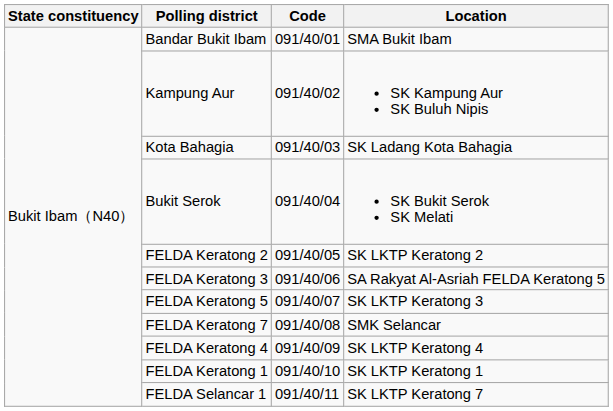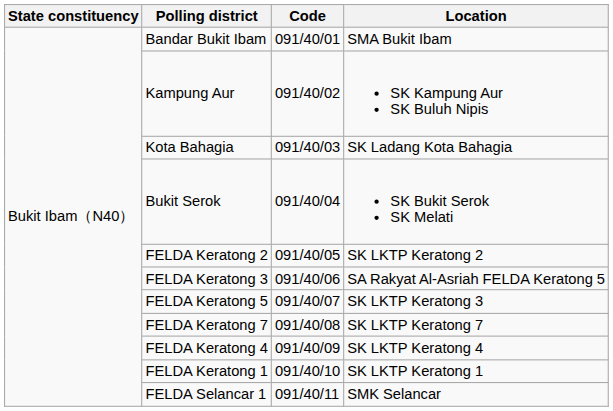(394, 324) SMK Selancar -> (415, 324) SK LKTP Keratong 7
(415, 394) SK LKTP Keratong 7 -> (394, 394) SMK Selancar
